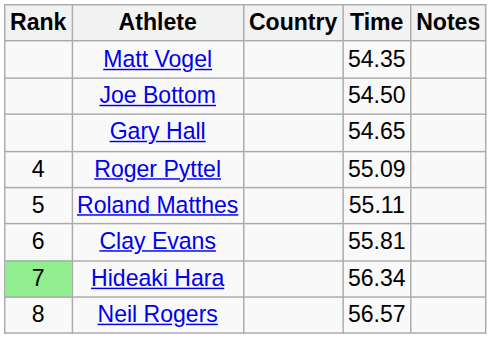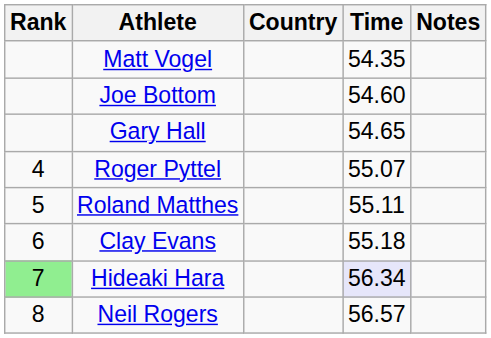(377, 95) 54.50 -> (377, 95) 54.60
(377, 168) 55.09 -> (377, 168) 55.07
(377, 242) 55.81 -> (377, 242) 55.18
(377, 278) no background -> (377, 278) lavender background
